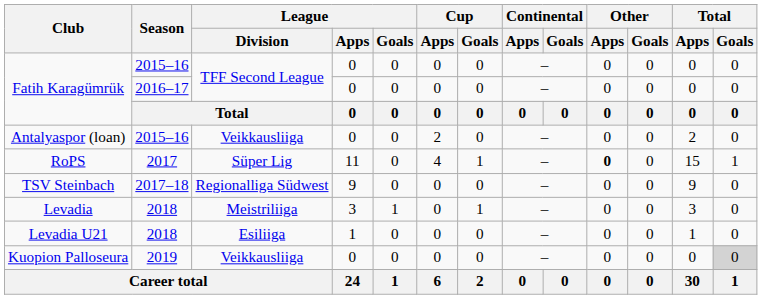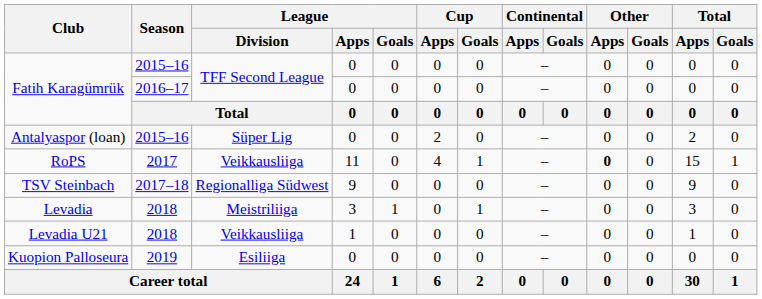(262, 137) Veikkausliiga -> (262, 137) Süper Lig
(262, 161) Süper Lig -> (262, 161) Veikkausliiga
(262, 233) Esiliiga -> (262, 233) Veikkausliiga
(262, 257) Veikkausliiga -> (262, 257) Esiliiga
(735, 257) lightgrey background -> (735, 257) no background
